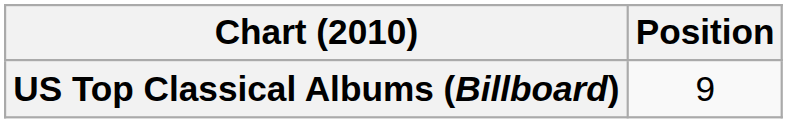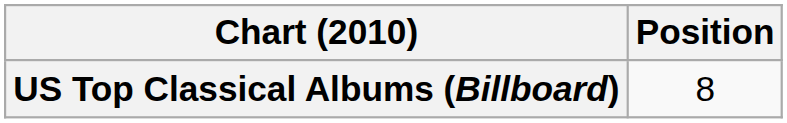(705, 88) 9 -> (705, 88) 8
